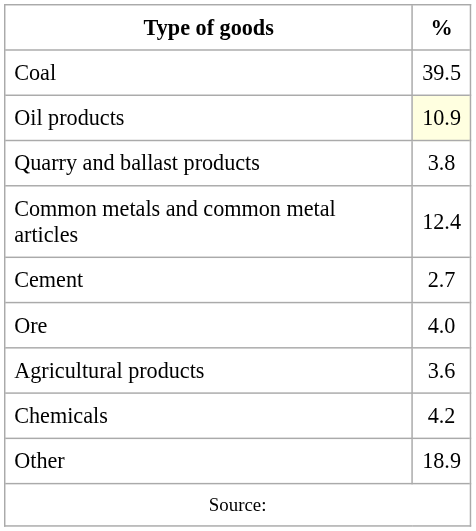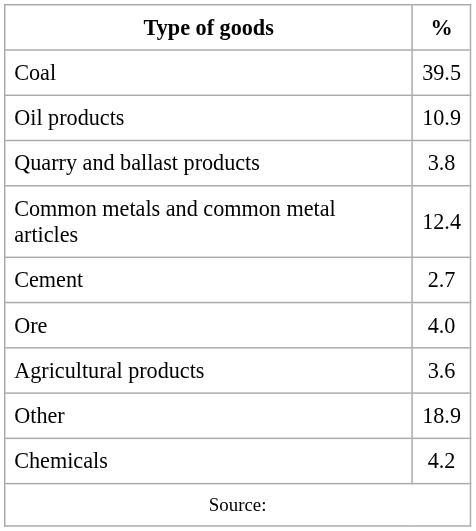(442, 117) lightyellow background -> (442, 117) no background
rows swapped: (61, 415) <-> (39, 460)
